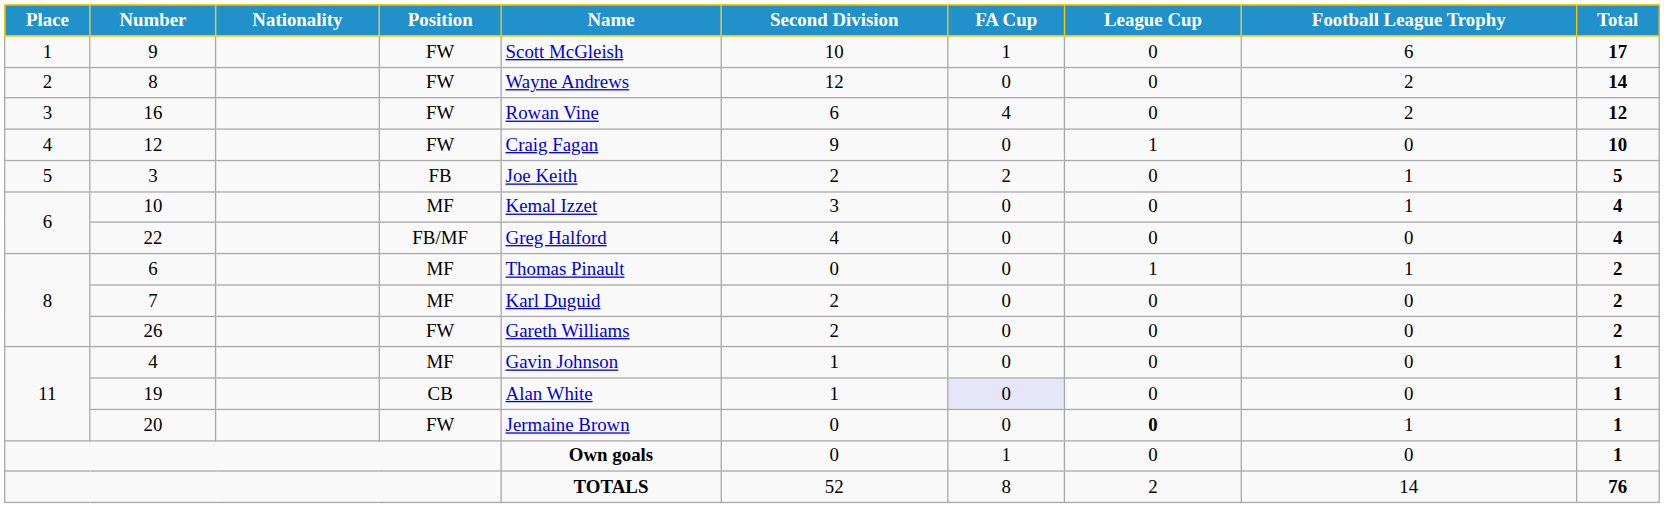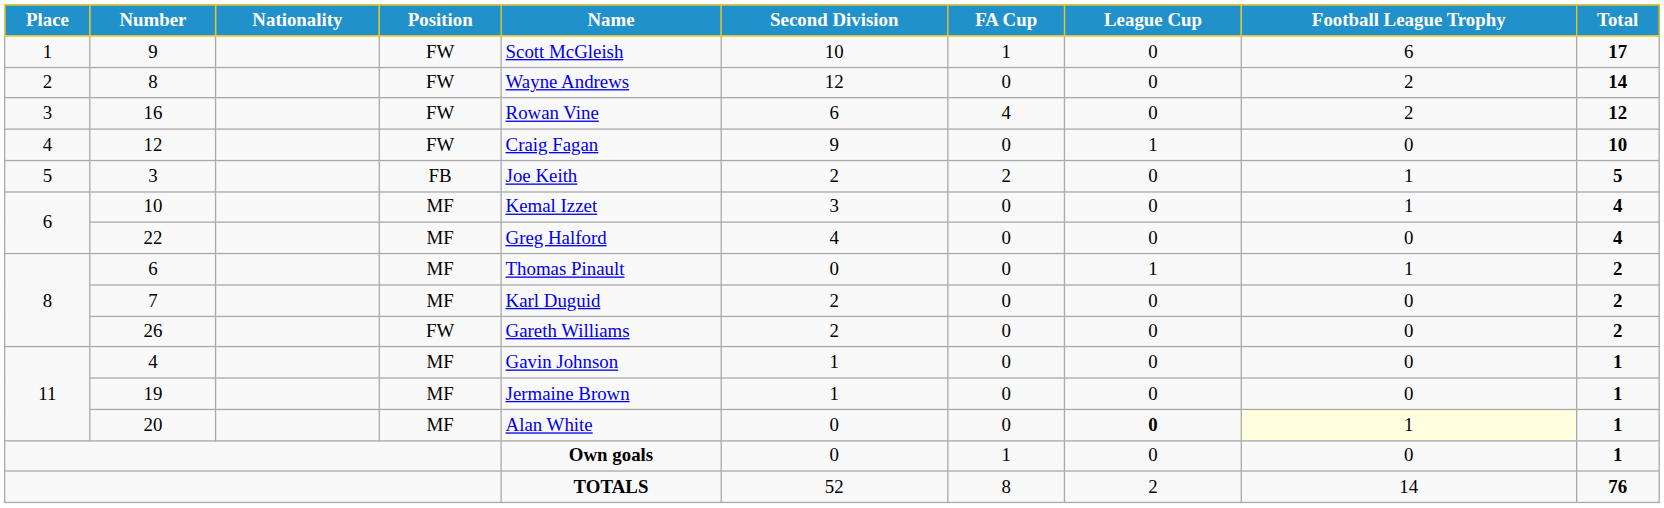(440, 238) FB/MF -> (440, 238) MF
(440, 393) CB -> (440, 393) MF
(549, 393) Alan White -> (568, 393) Jermaine Brown
(1006, 393) lavender background -> (1006, 393) no background
(440, 424) FW -> (440, 424) MF
(568, 424) Jermaine Brown -> (549, 424) Alan White
(1409, 424) no background -> (1409, 424) lightyellow background
